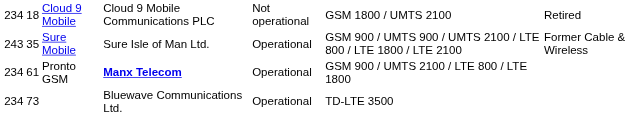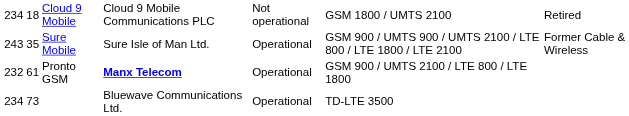(14, 72) 234 -> (14, 72) 232
